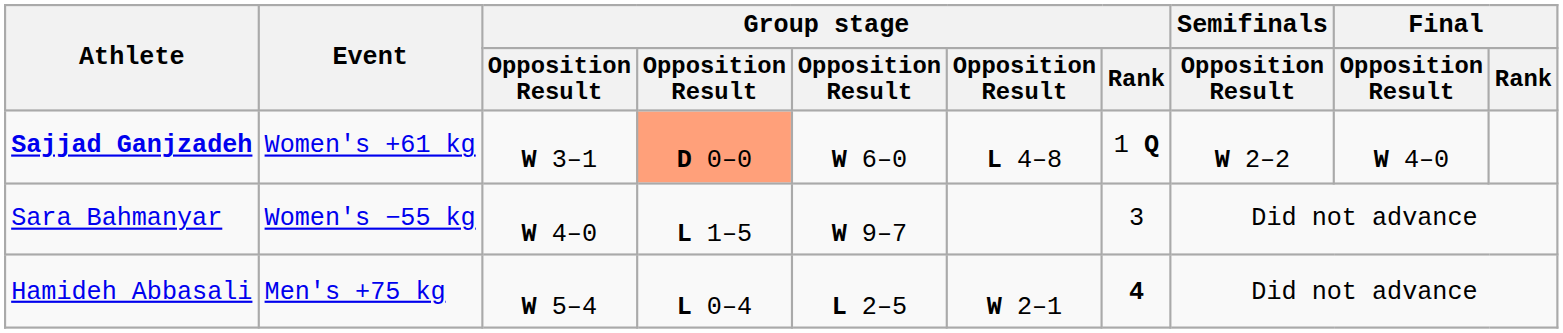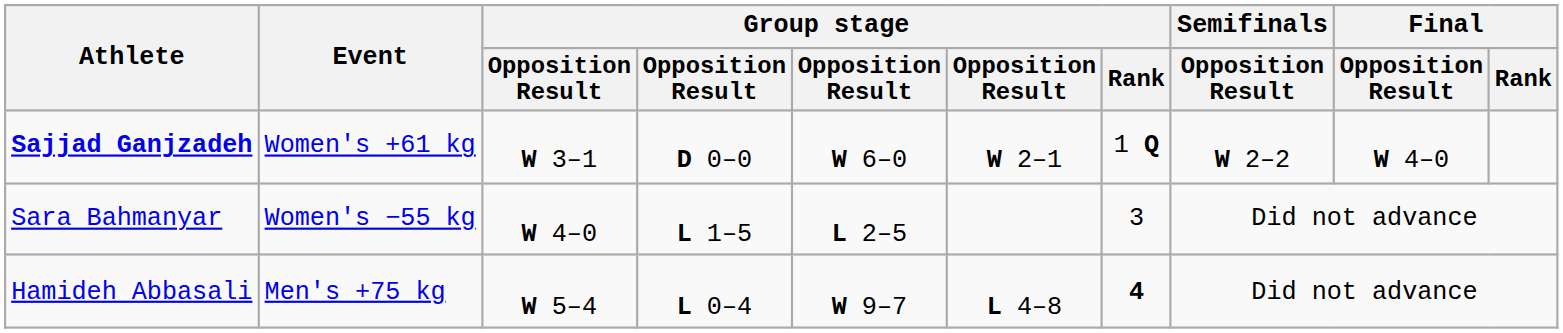(714, 162) lightsalmon background -> (714, 162) no background
(1024, 162) L 4–8 -> (1024, 162) W 2–1
(869, 234) W 9–7 -> (869, 234) L 2–5
(869, 306) L 2–5 -> (869, 306) W 9–7
(1024, 306) W 2–1 -> (1024, 306) L 4–8
